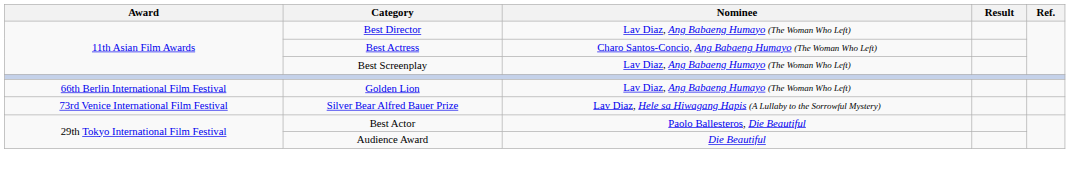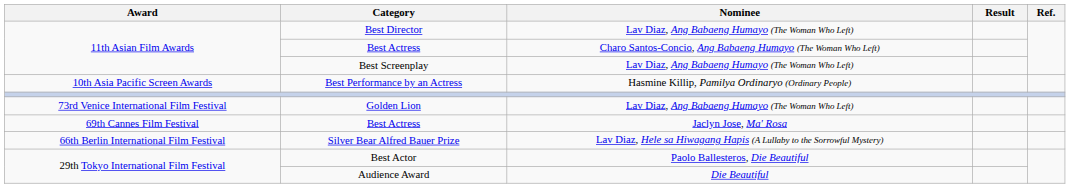+ row: (394, 83)
(144, 88) 66th Berlin International Film Festival -> (142, 105) 73rd Venice International Film Festival
+ row: (394, 123)
(144, 105) 73rd Venice International Film Festival -> (142, 140) 66th Berlin International Film Festival
